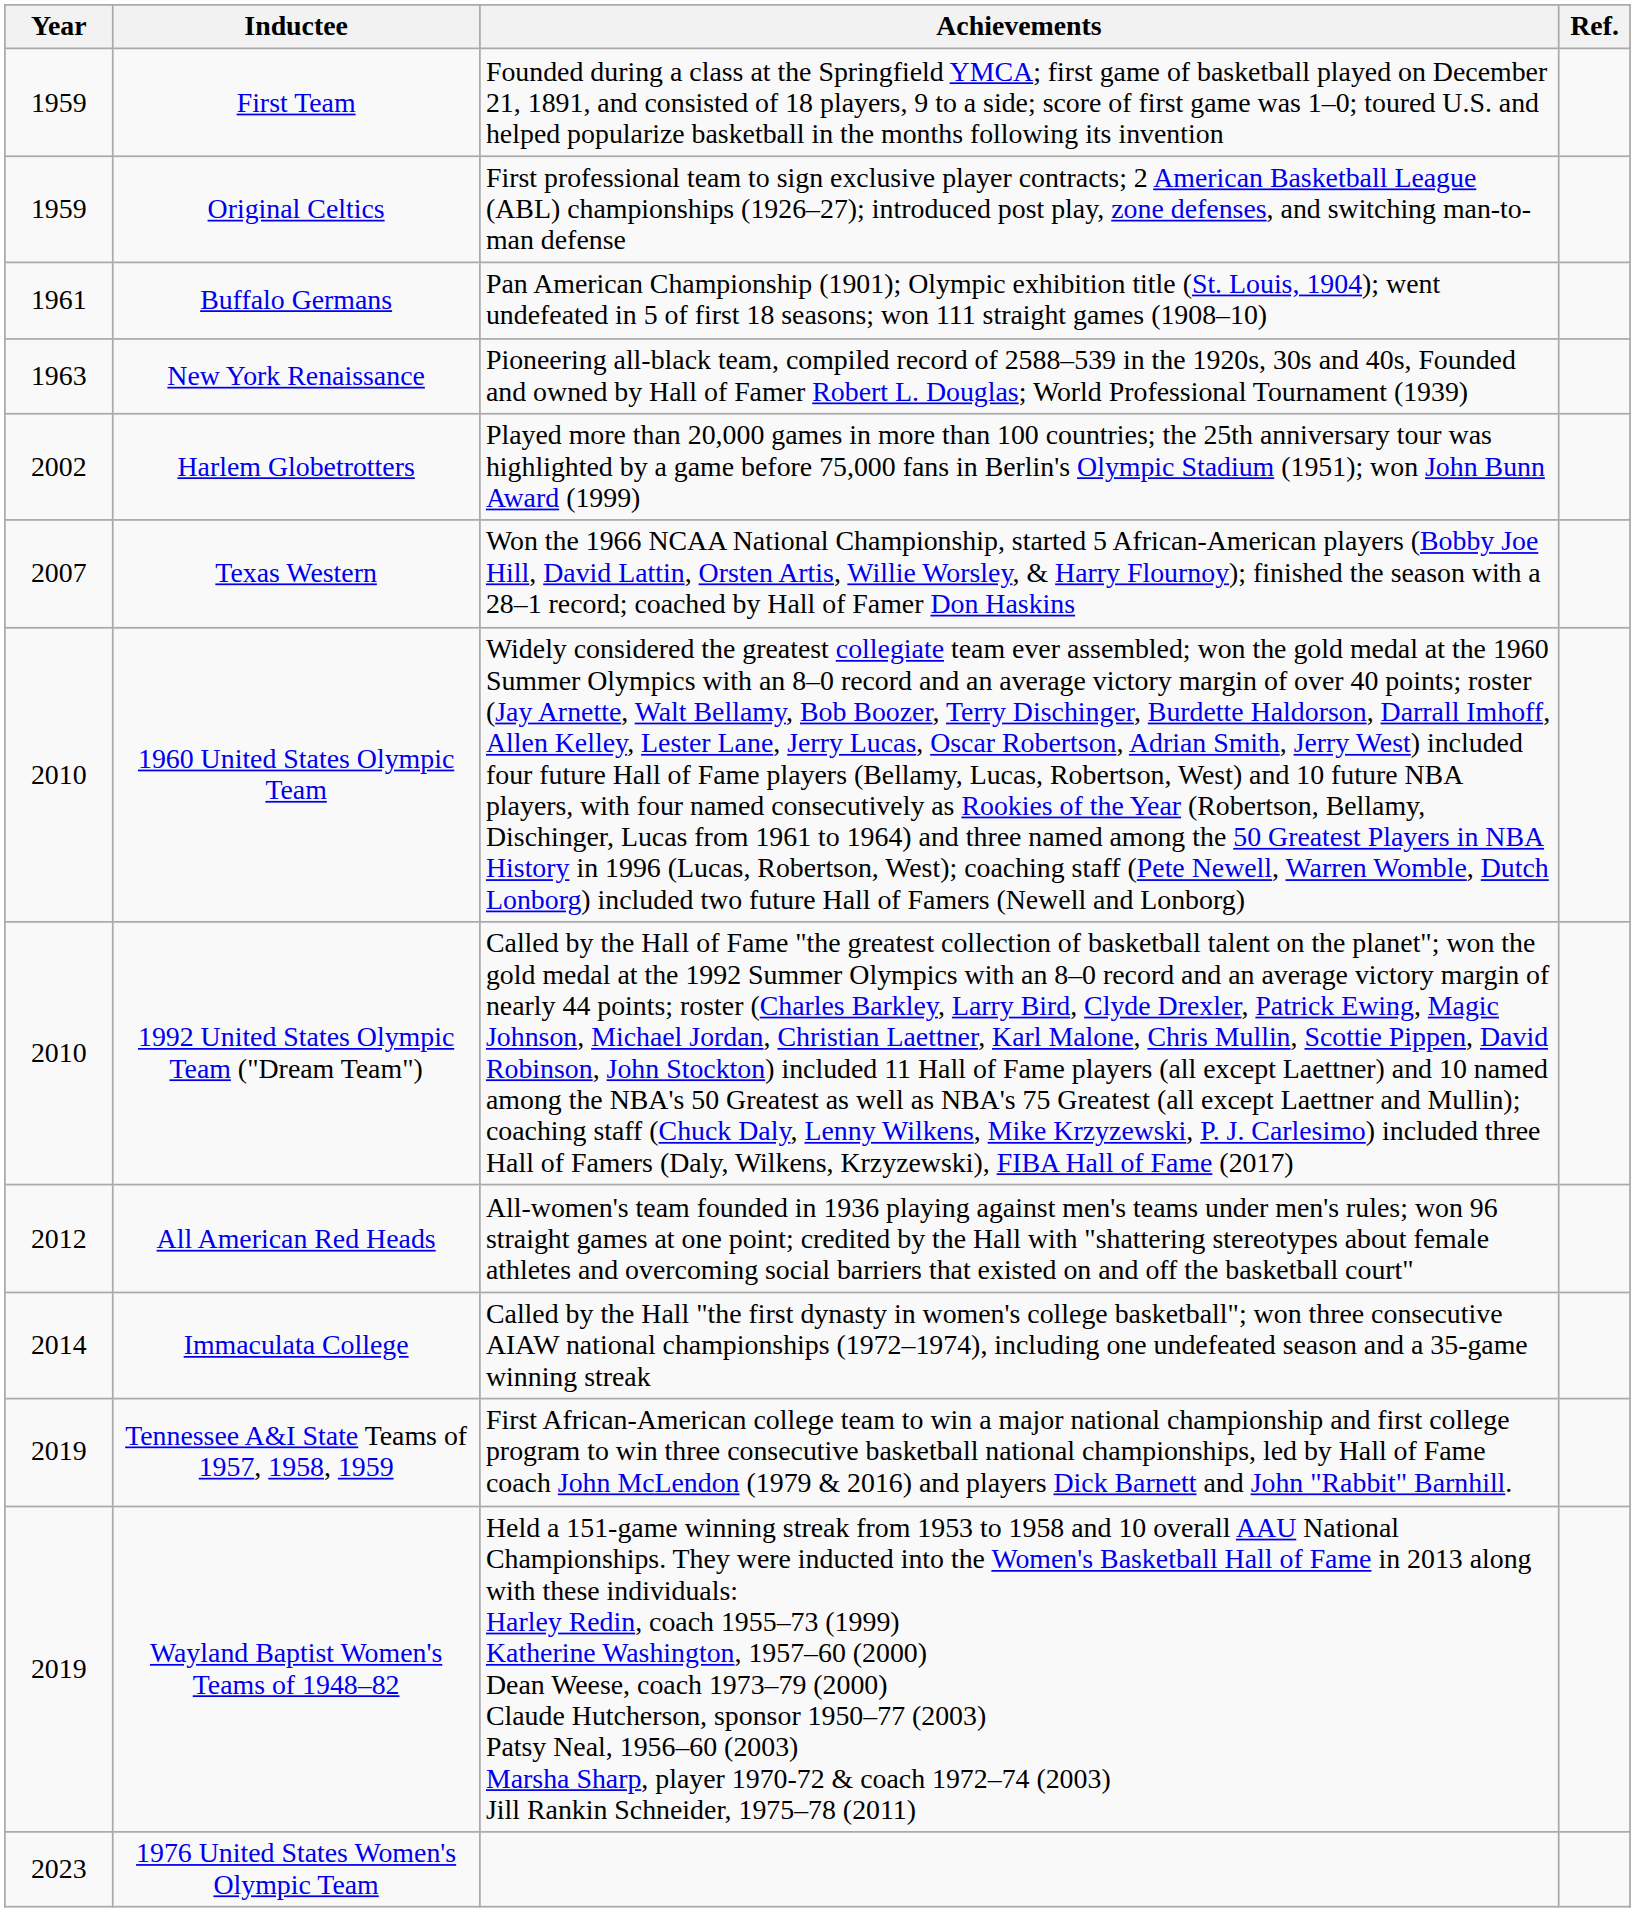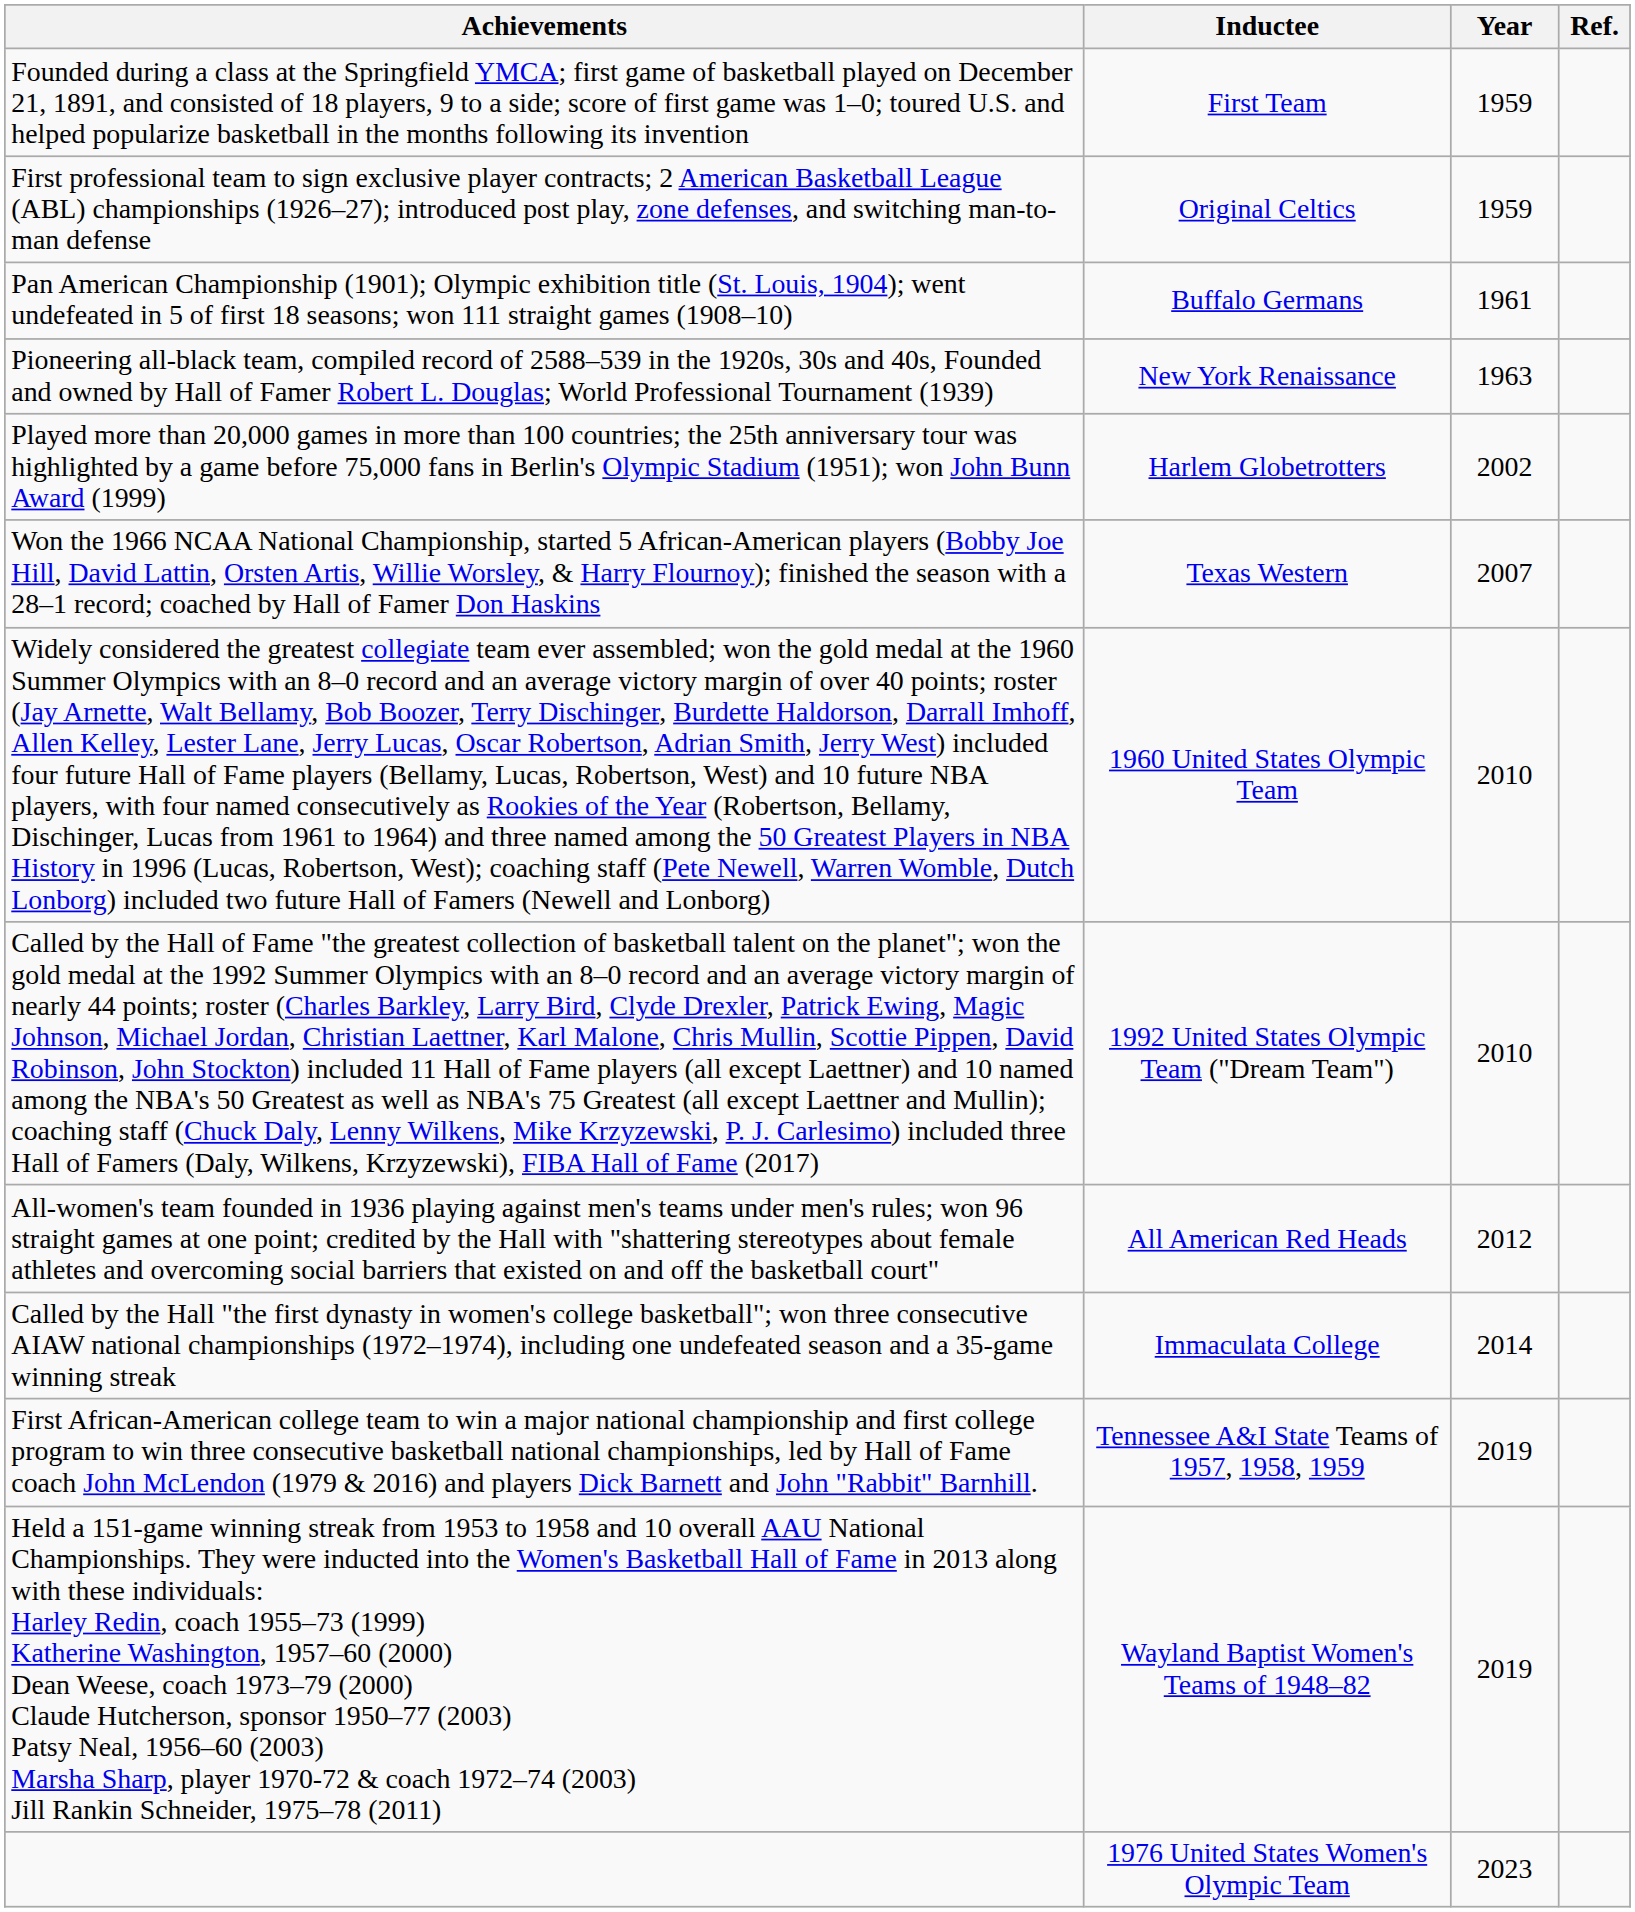columns swapped: (59, 26) <-> (1019, 26)
